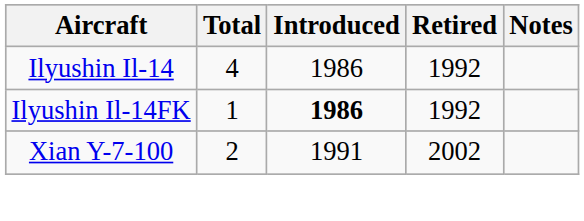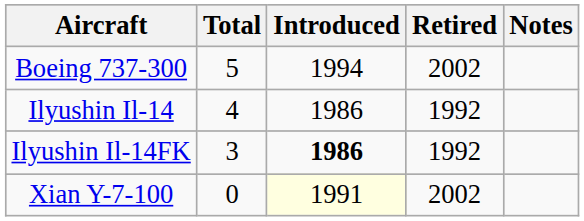+ row: (101, 67)
(232, 109) 1 -> (232, 151) 3
(232, 151) 2 -> (232, 194) 0
(337, 151) no background -> (337, 194) lightyellow background
